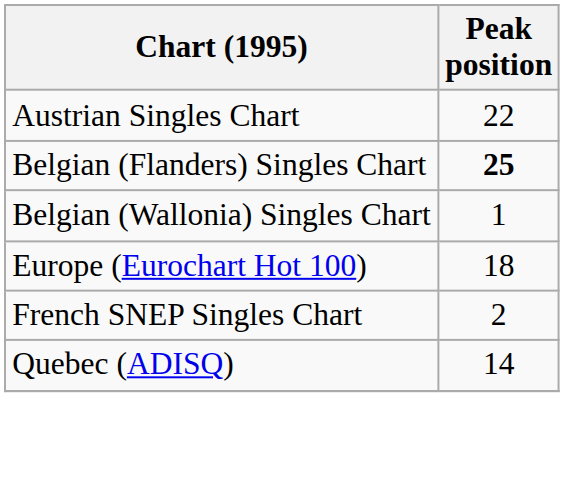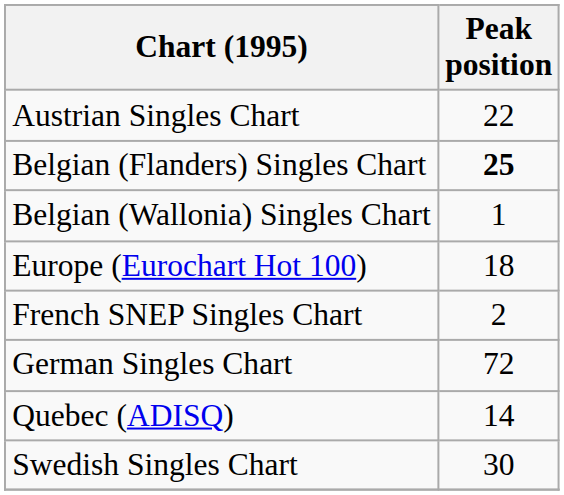+ row: (152, 364)
+ row: (155, 464)
